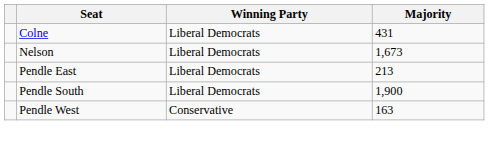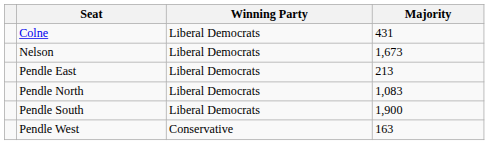+ row: (51, 91)
